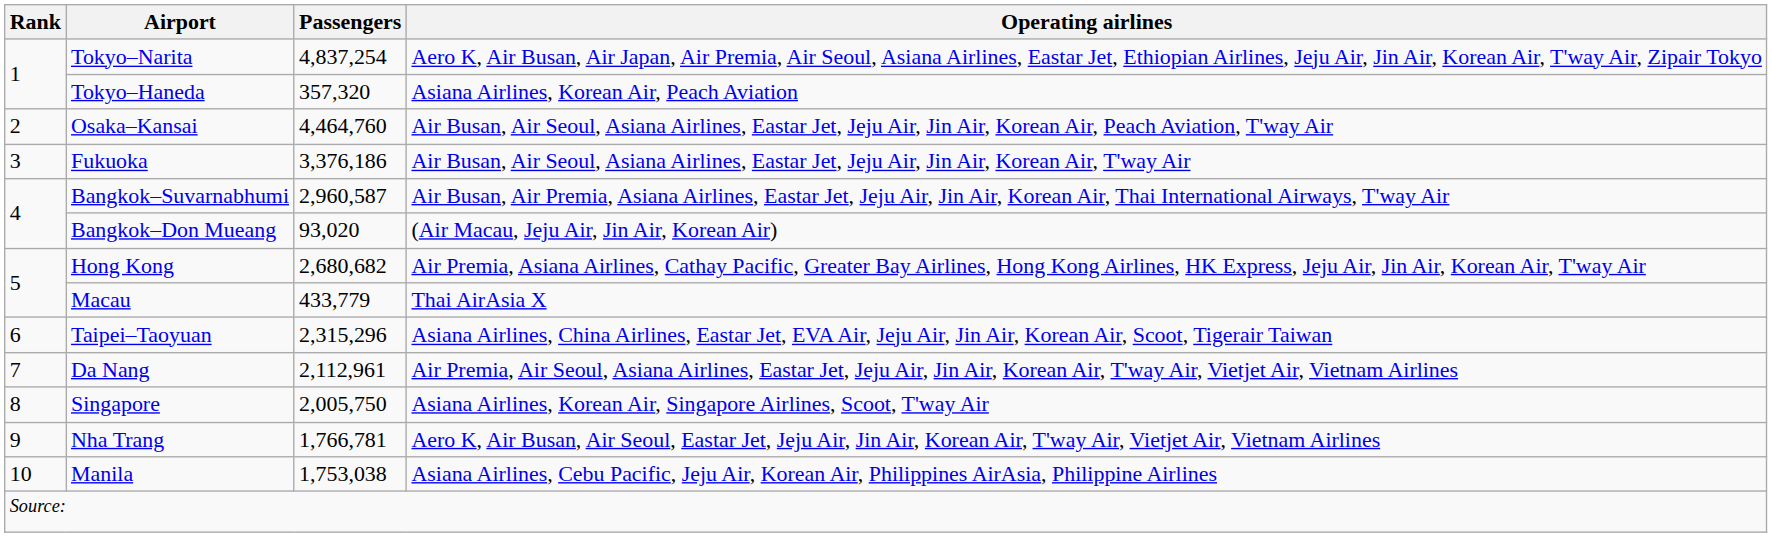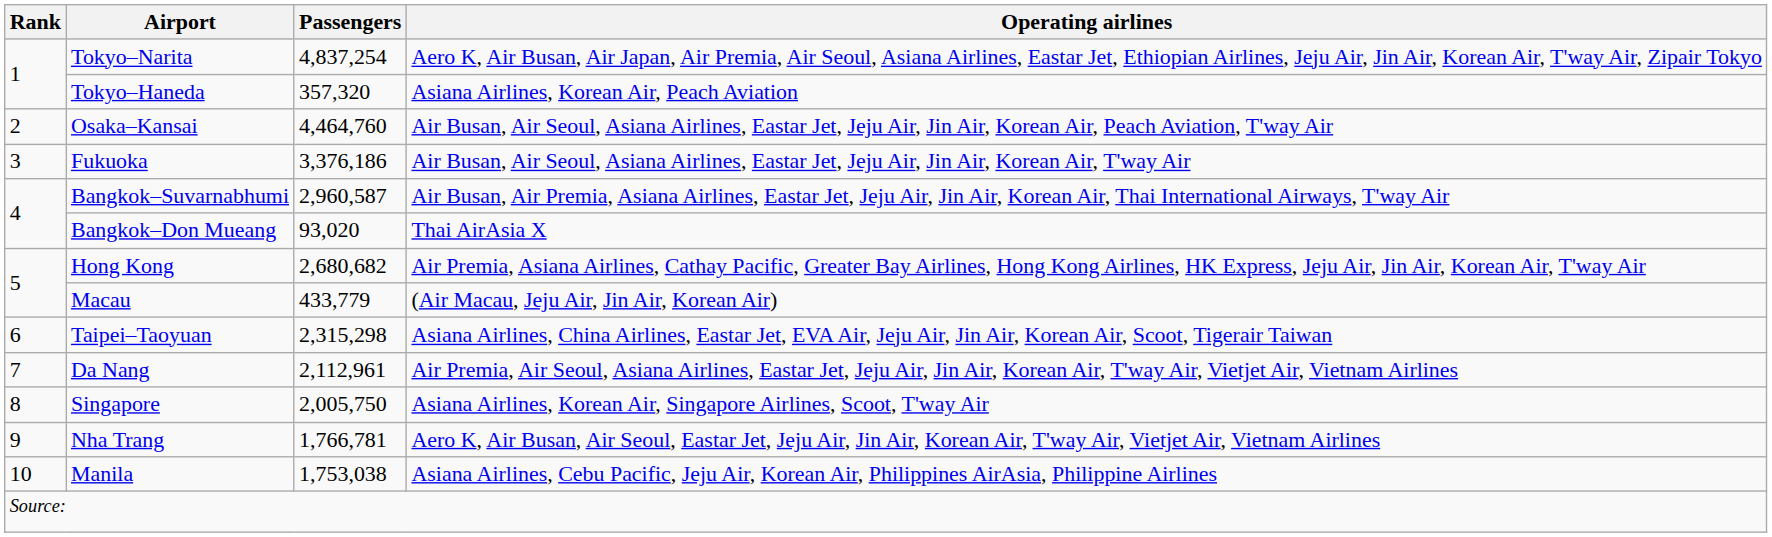(594, 230) (Air Macau, Jeju Air, Jin Air, Korean Air) -> (479, 230) Thai AirAsia X
(479, 299) Thai AirAsia X -> (594, 299) (Air Macau, Jeju Air, Jin Air, Korean Air)
(343, 334) 2,315,296 -> (343, 334) 2,315,298
